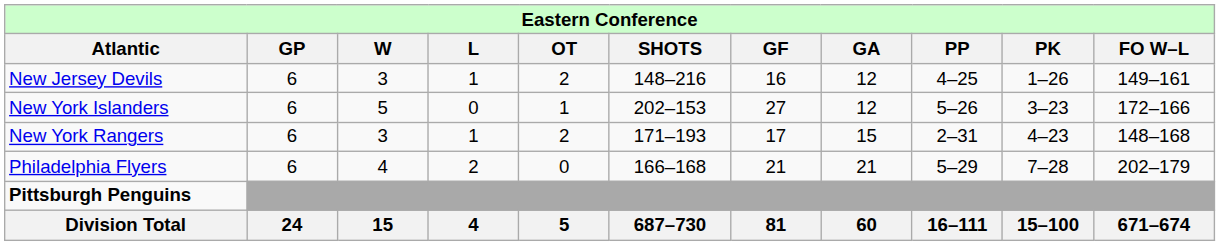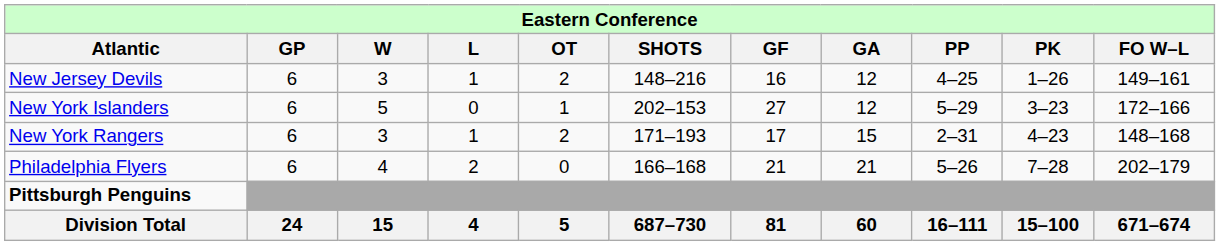(957, 107) 5–26 -> (957, 107) 5–29
(957, 166) 5–29 -> (957, 166) 5–26
